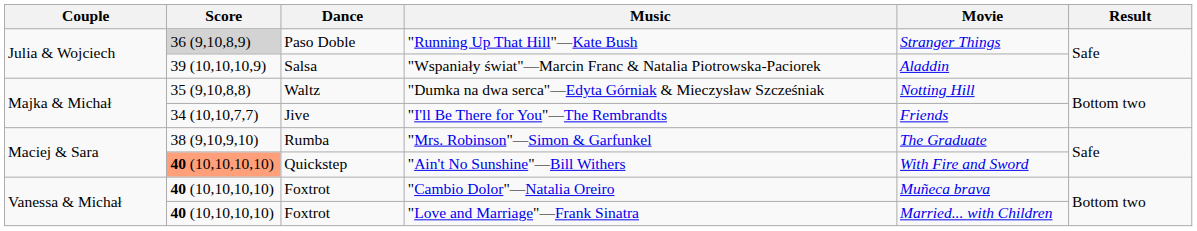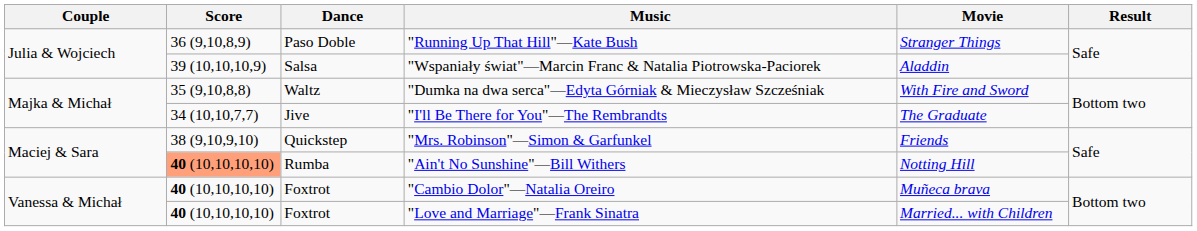(211, 41) lightgrey background -> (211, 41) no background
(937, 90) Notting Hill -> (964, 90) With Fire and Sword
(924, 115) Friends -> (943, 115) The Graduate
(307, 139) Rumba -> (316, 139) Quickstep
(943, 139) The Graduate -> (924, 139) Friends
(316, 164) Quickstep -> (307, 164) Rumba
(964, 164) With Fire and Sword -> (937, 164) Notting Hill
